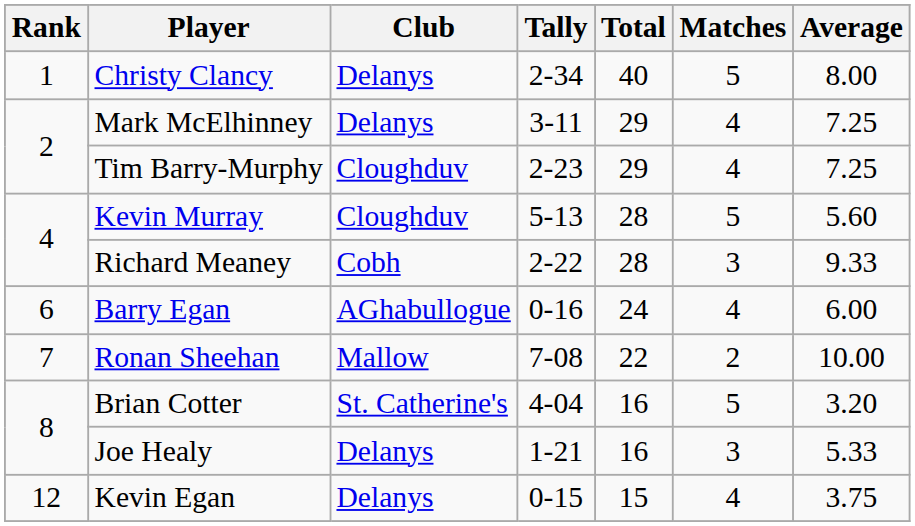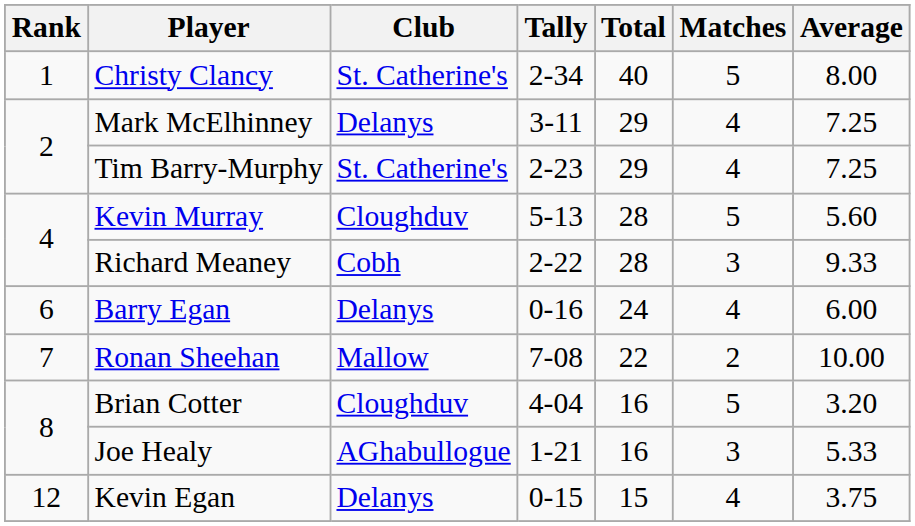(385, 74) Delanys -> (422, 74) St. Catherine's
(402, 168) Cloughduv -> (422, 168) St. Catherine's
(424, 309) AGhabullogue -> (385, 309) Delanys
(422, 403) St. Catherine's -> (402, 403) Cloughduv
(385, 450) Delanys -> (424, 450) AGhabullogue
